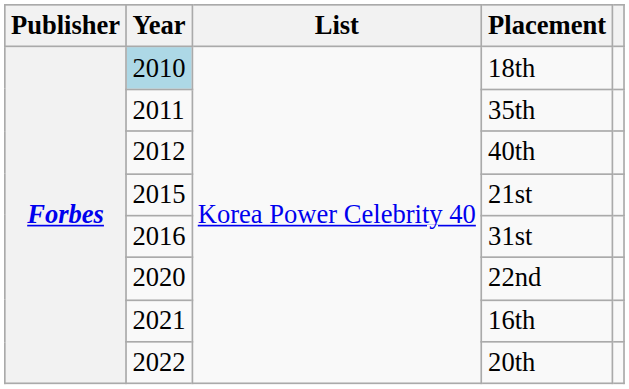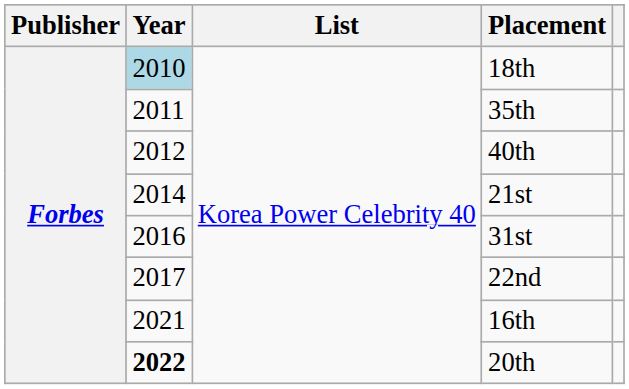(159, 194) 2015 -> (159, 194) 2014
(159, 278) 2020 -> (159, 278) 2017
(159, 362) normal -> (159, 362) bold
